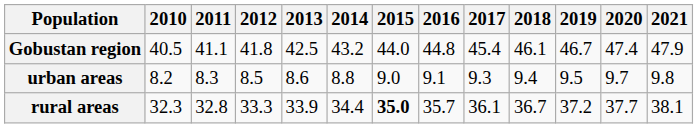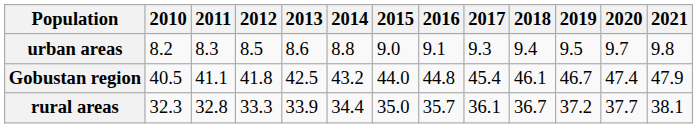rows swapped: (75, 48) <-> (75, 78)
(393, 107) bold -> (393, 107) normal
